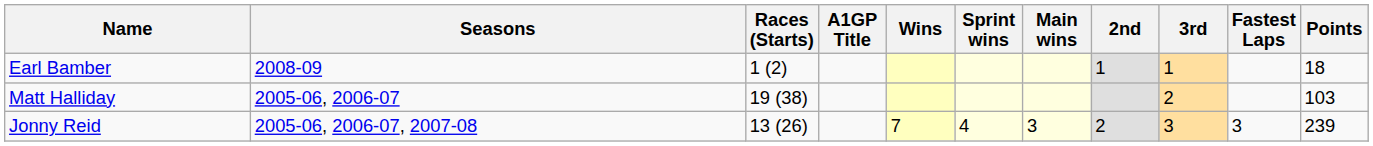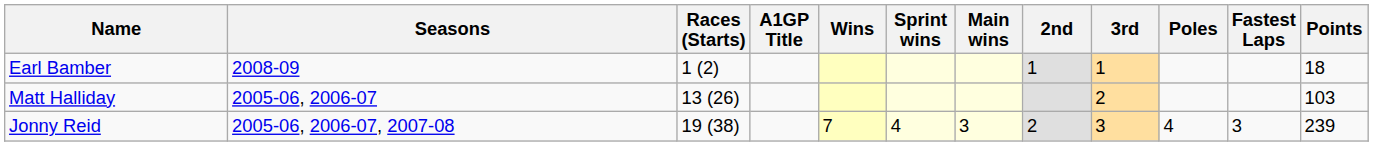+ column: (1193, 29)
(779, 97) 19 (38) -> (711, 97) 13 (26)
(779, 126) 13 (26) -> (711, 126) 19 (38)
